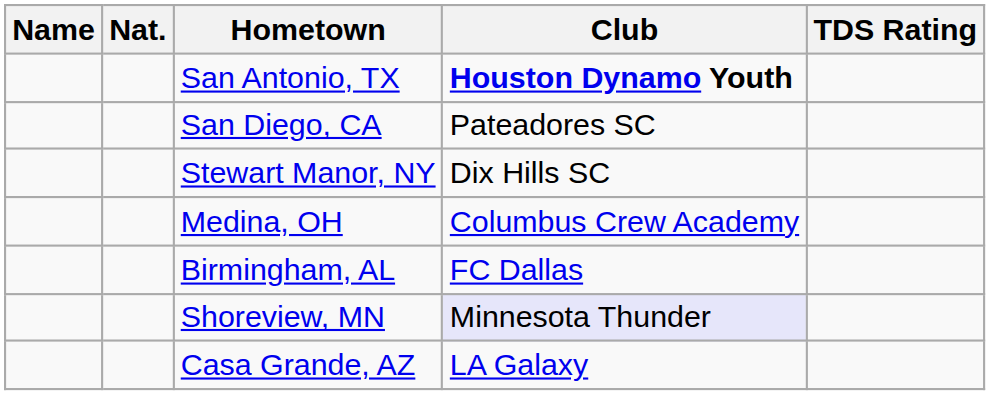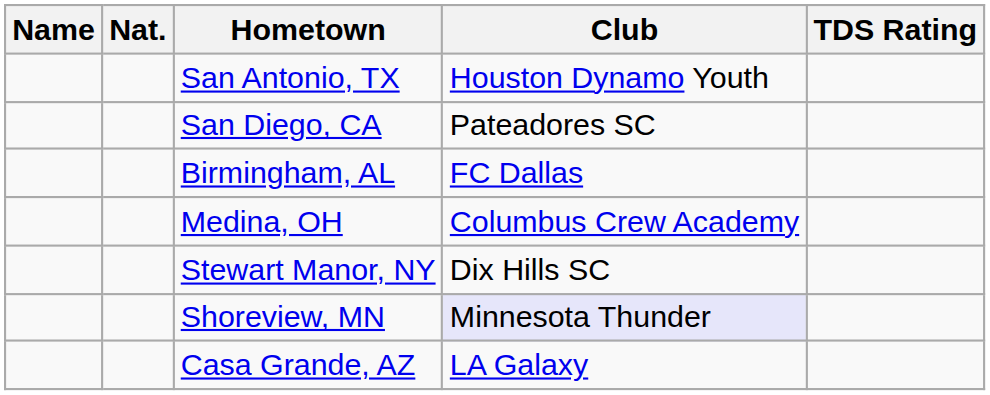(621, 77) bold -> (609, 77) normal
rows swapped: (308, 173) <-> (288, 269)
